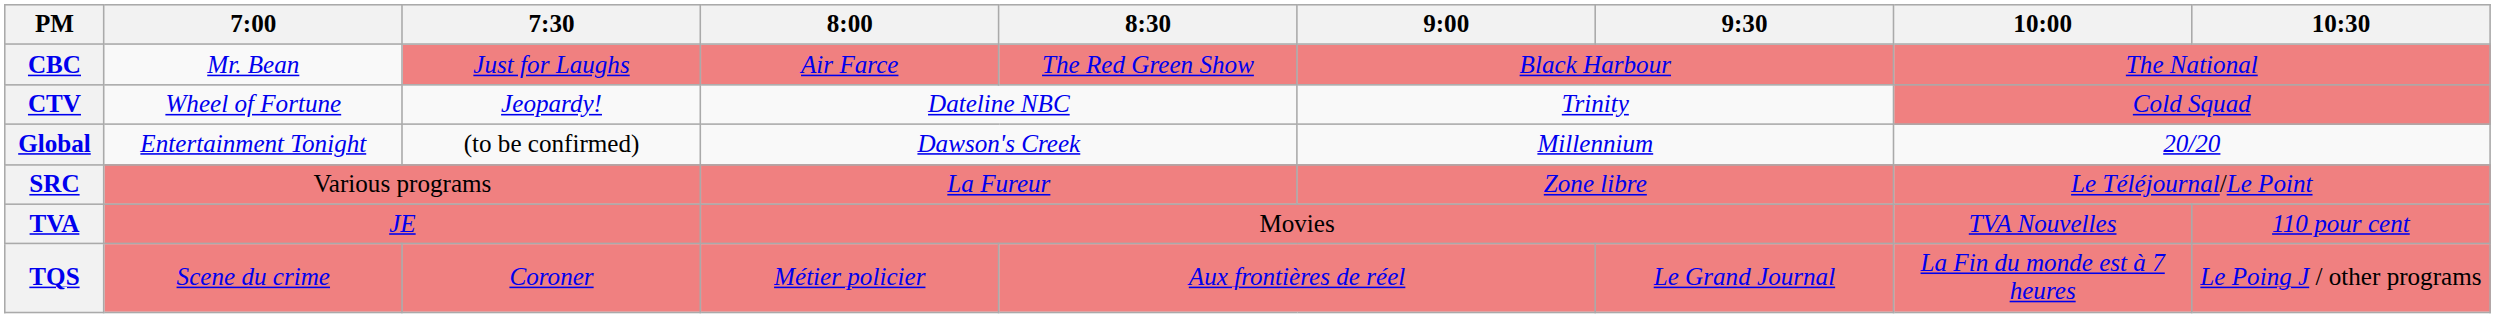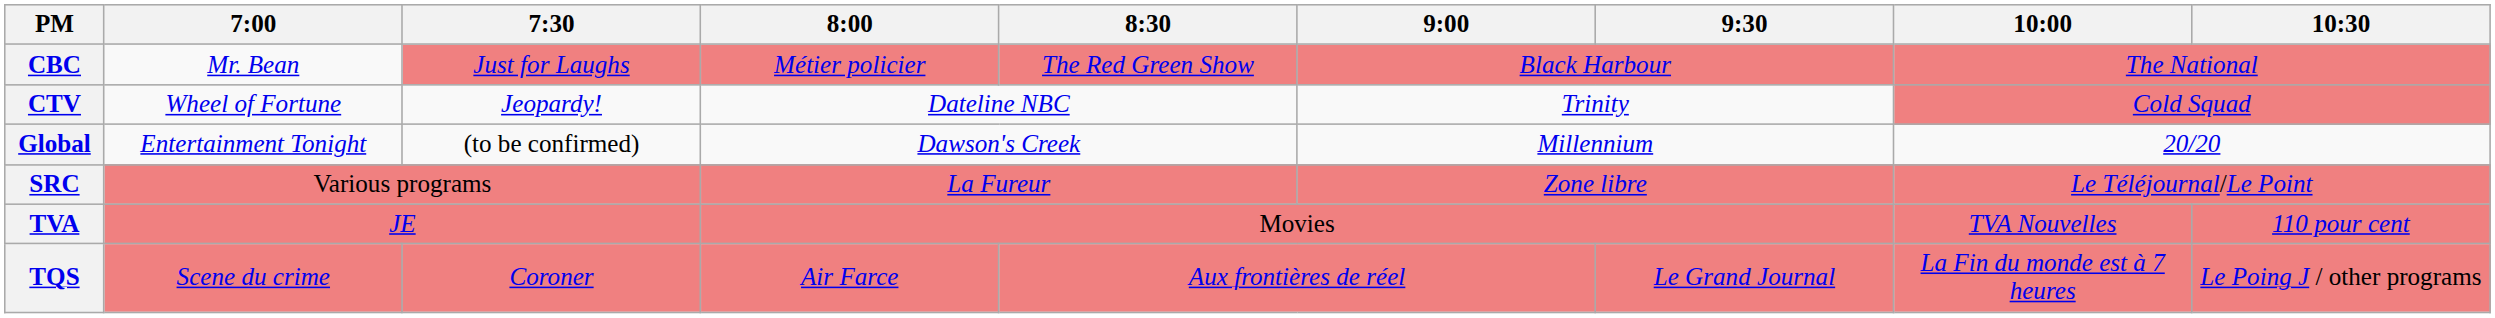(850, 64) Air Farce -> (850, 64) Métier policier
(850, 277) Métier policier -> (850, 277) Air Farce
